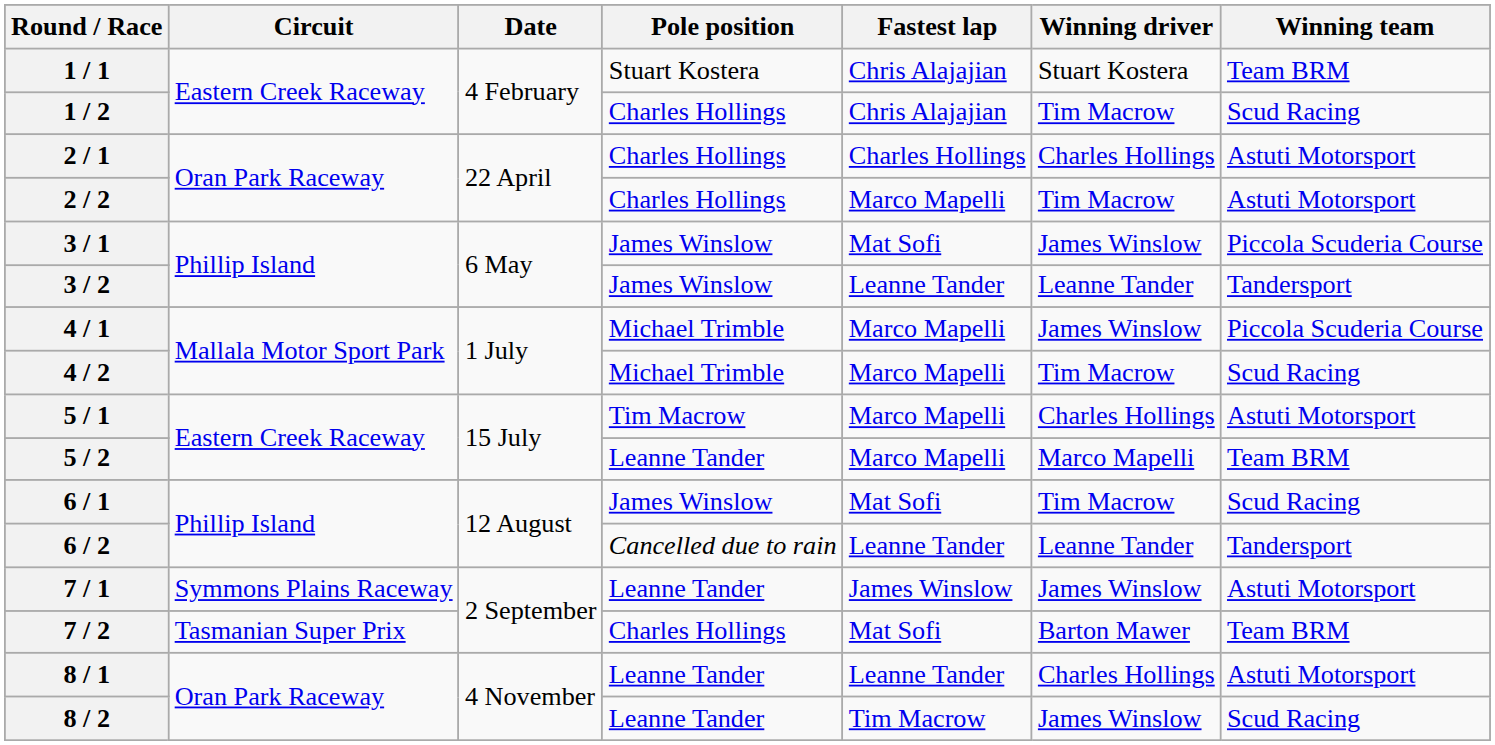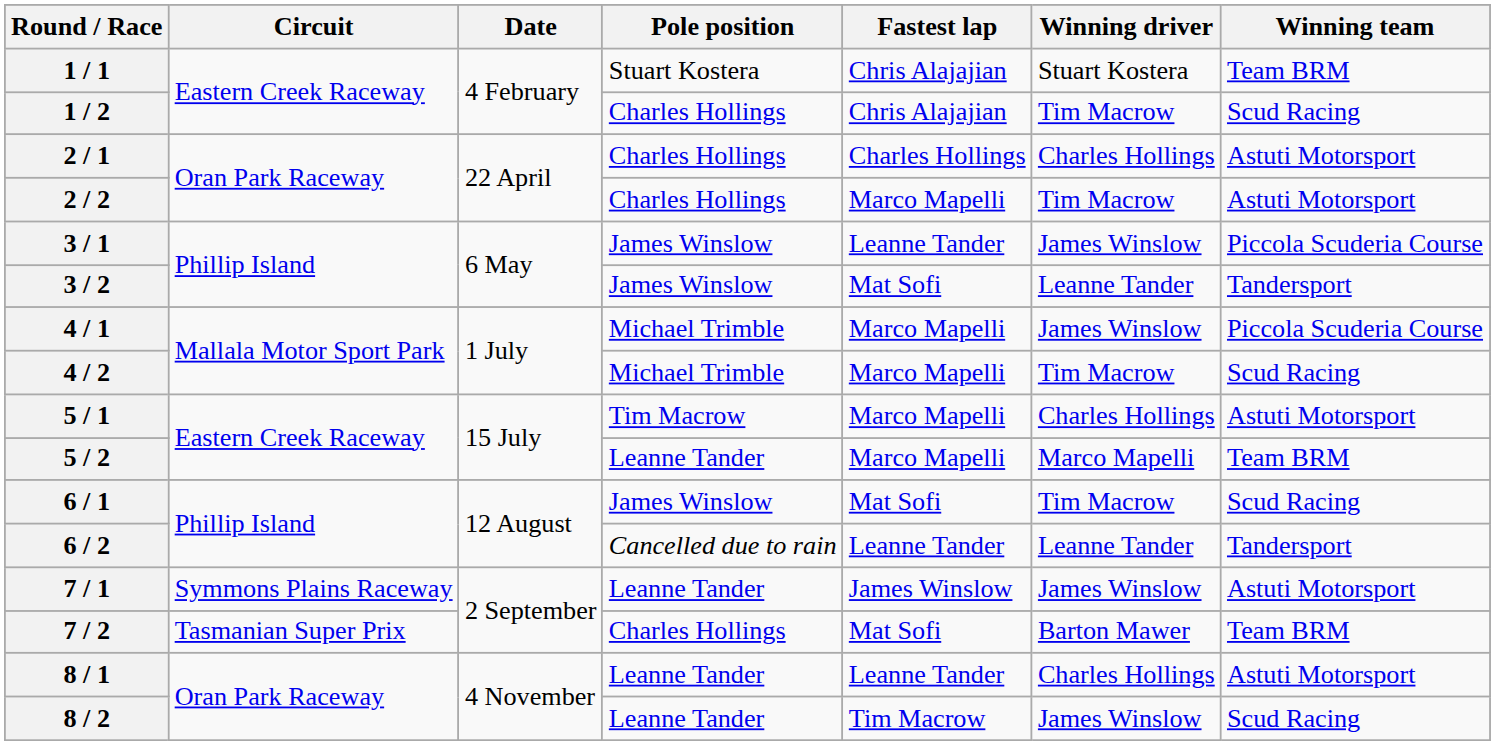(895, 242) Mat Sofi -> (927, 242) Leanne Tander
(927, 285) Leanne Tander -> (895, 285) Mat Sofi
